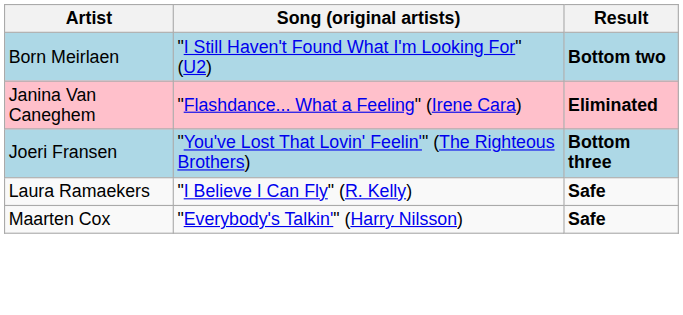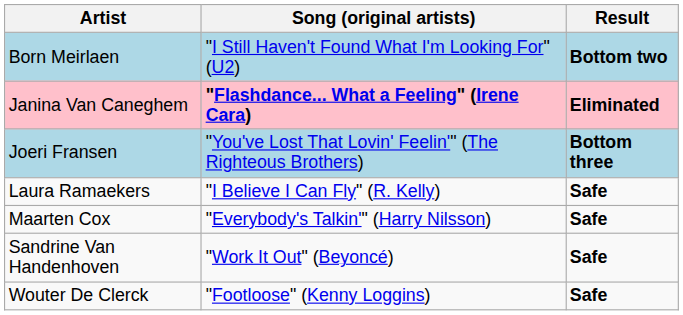(350, 104) normal -> (362, 104) bold
+ row: (64, 257)
+ row: (79, 295)
